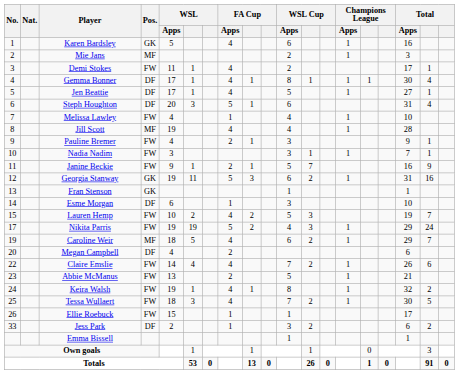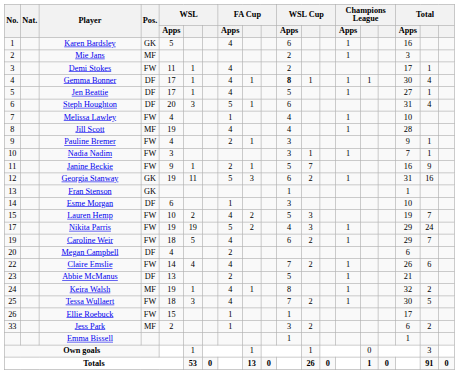(289, 80) normal -> (289, 80) bold
(150, 240) MF -> (150, 240) FW
(150, 277) FW -> (150, 277) DF
(150, 289) FW -> (150, 289) MF
(150, 326) DF -> (150, 326) MF
